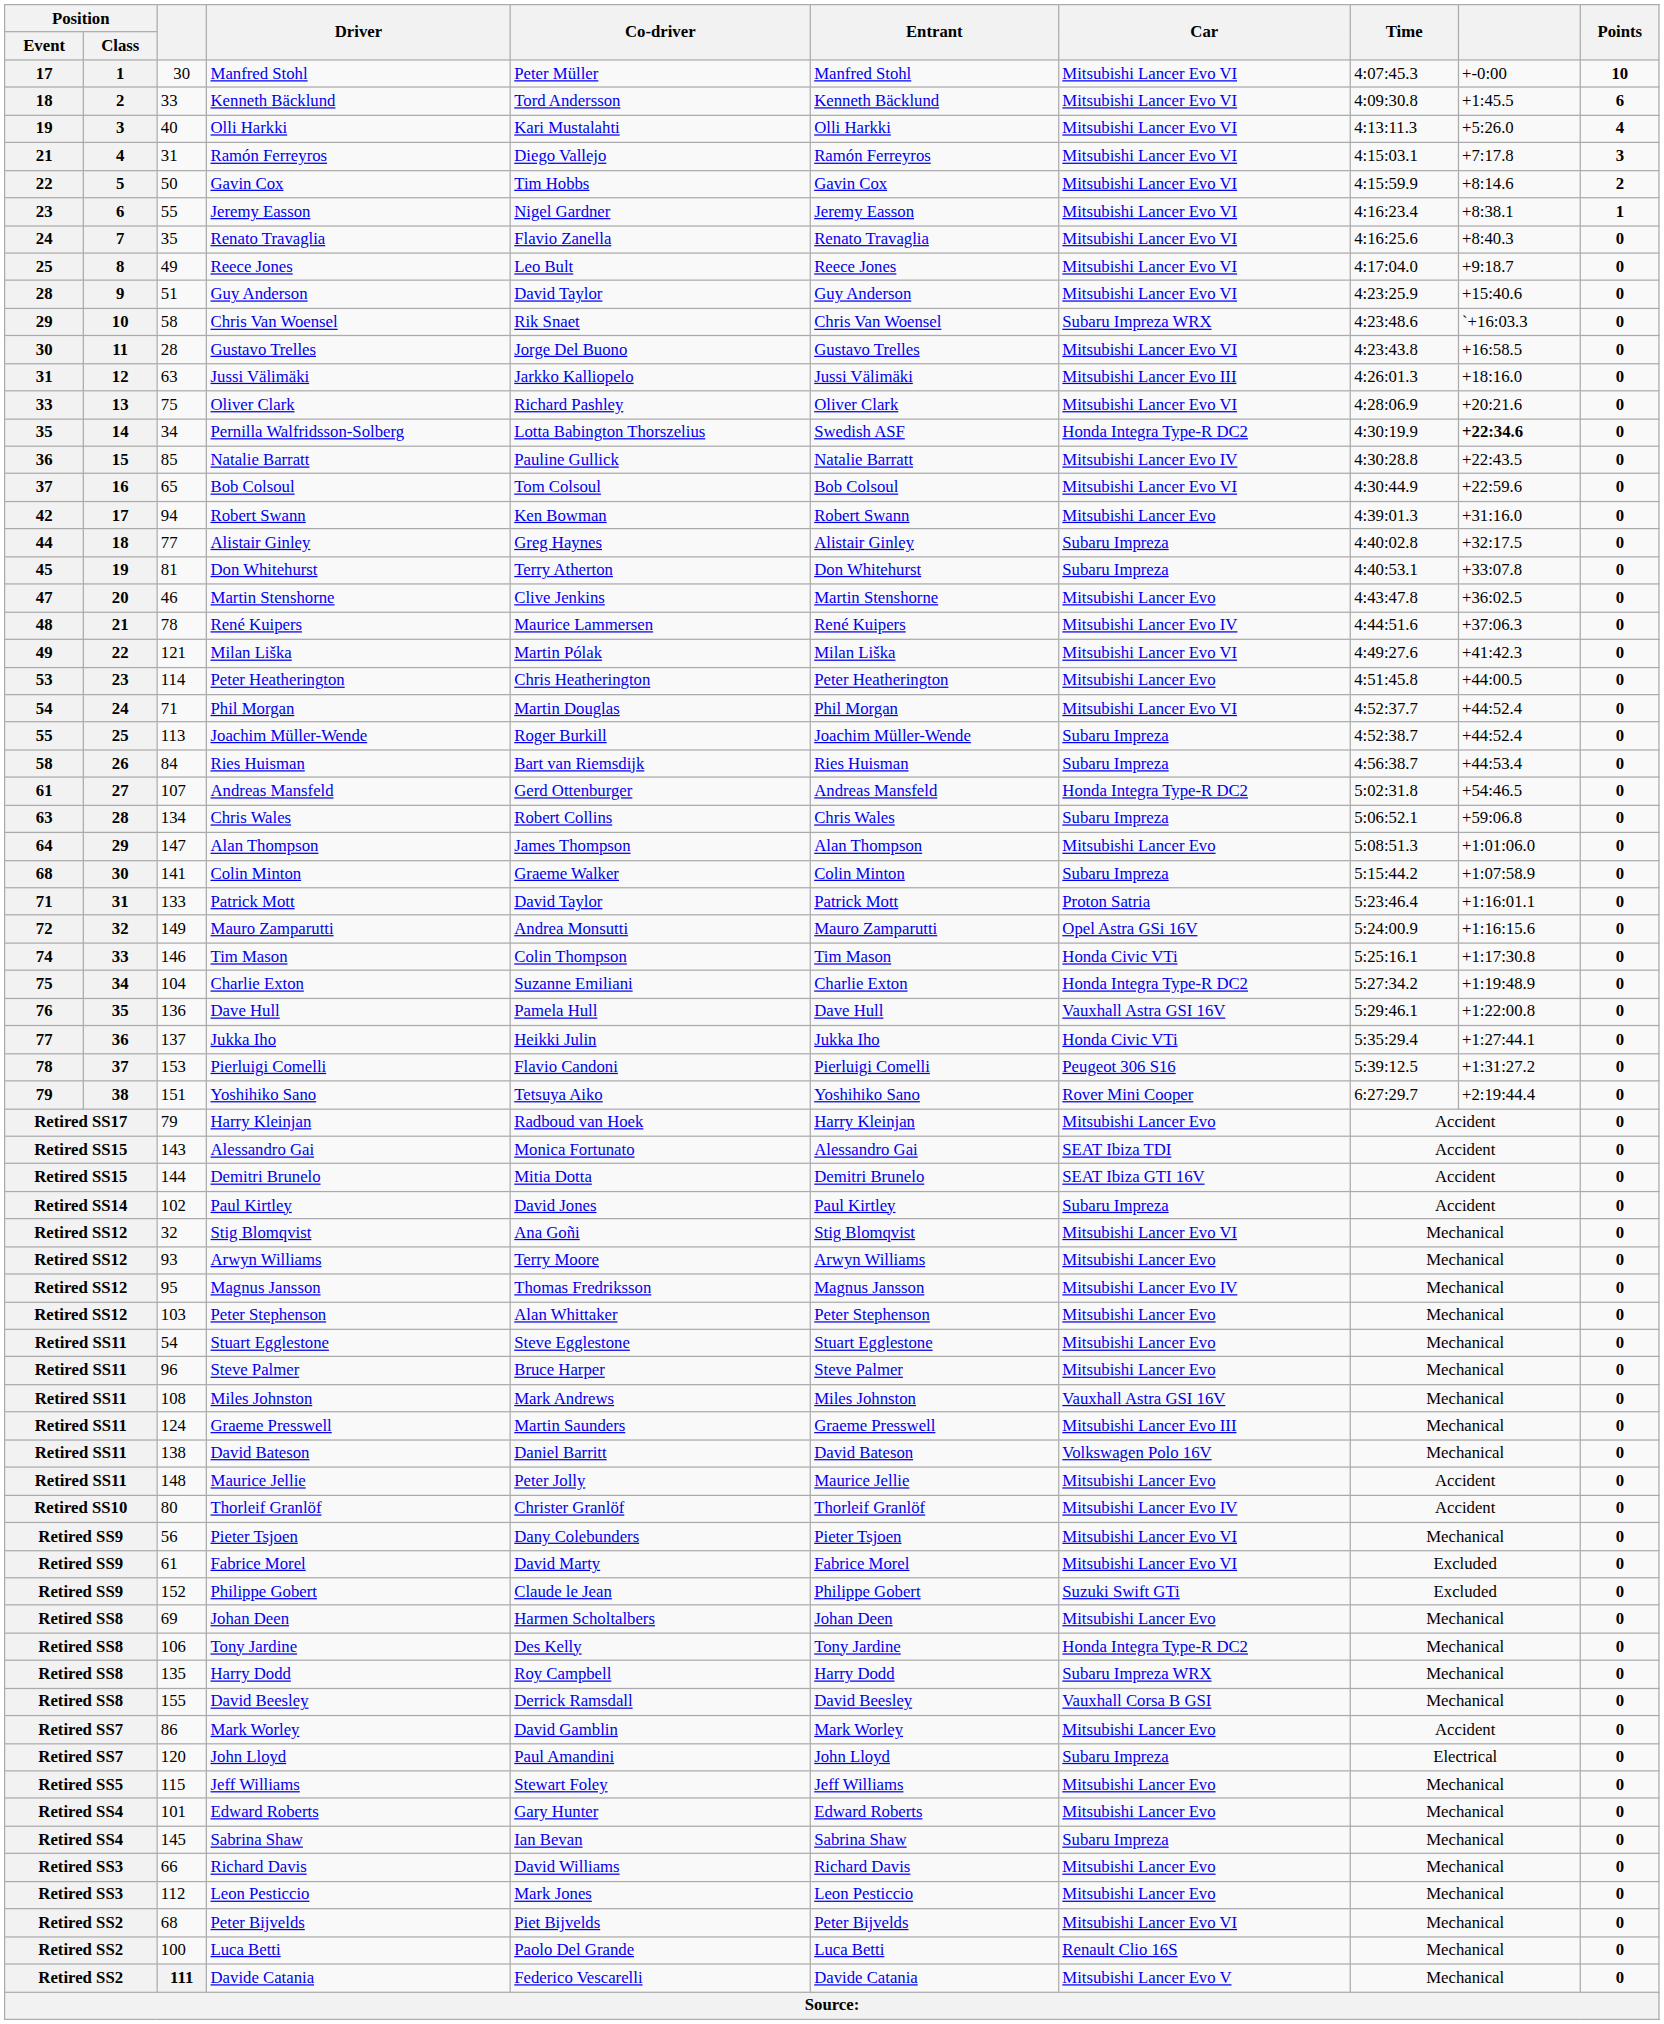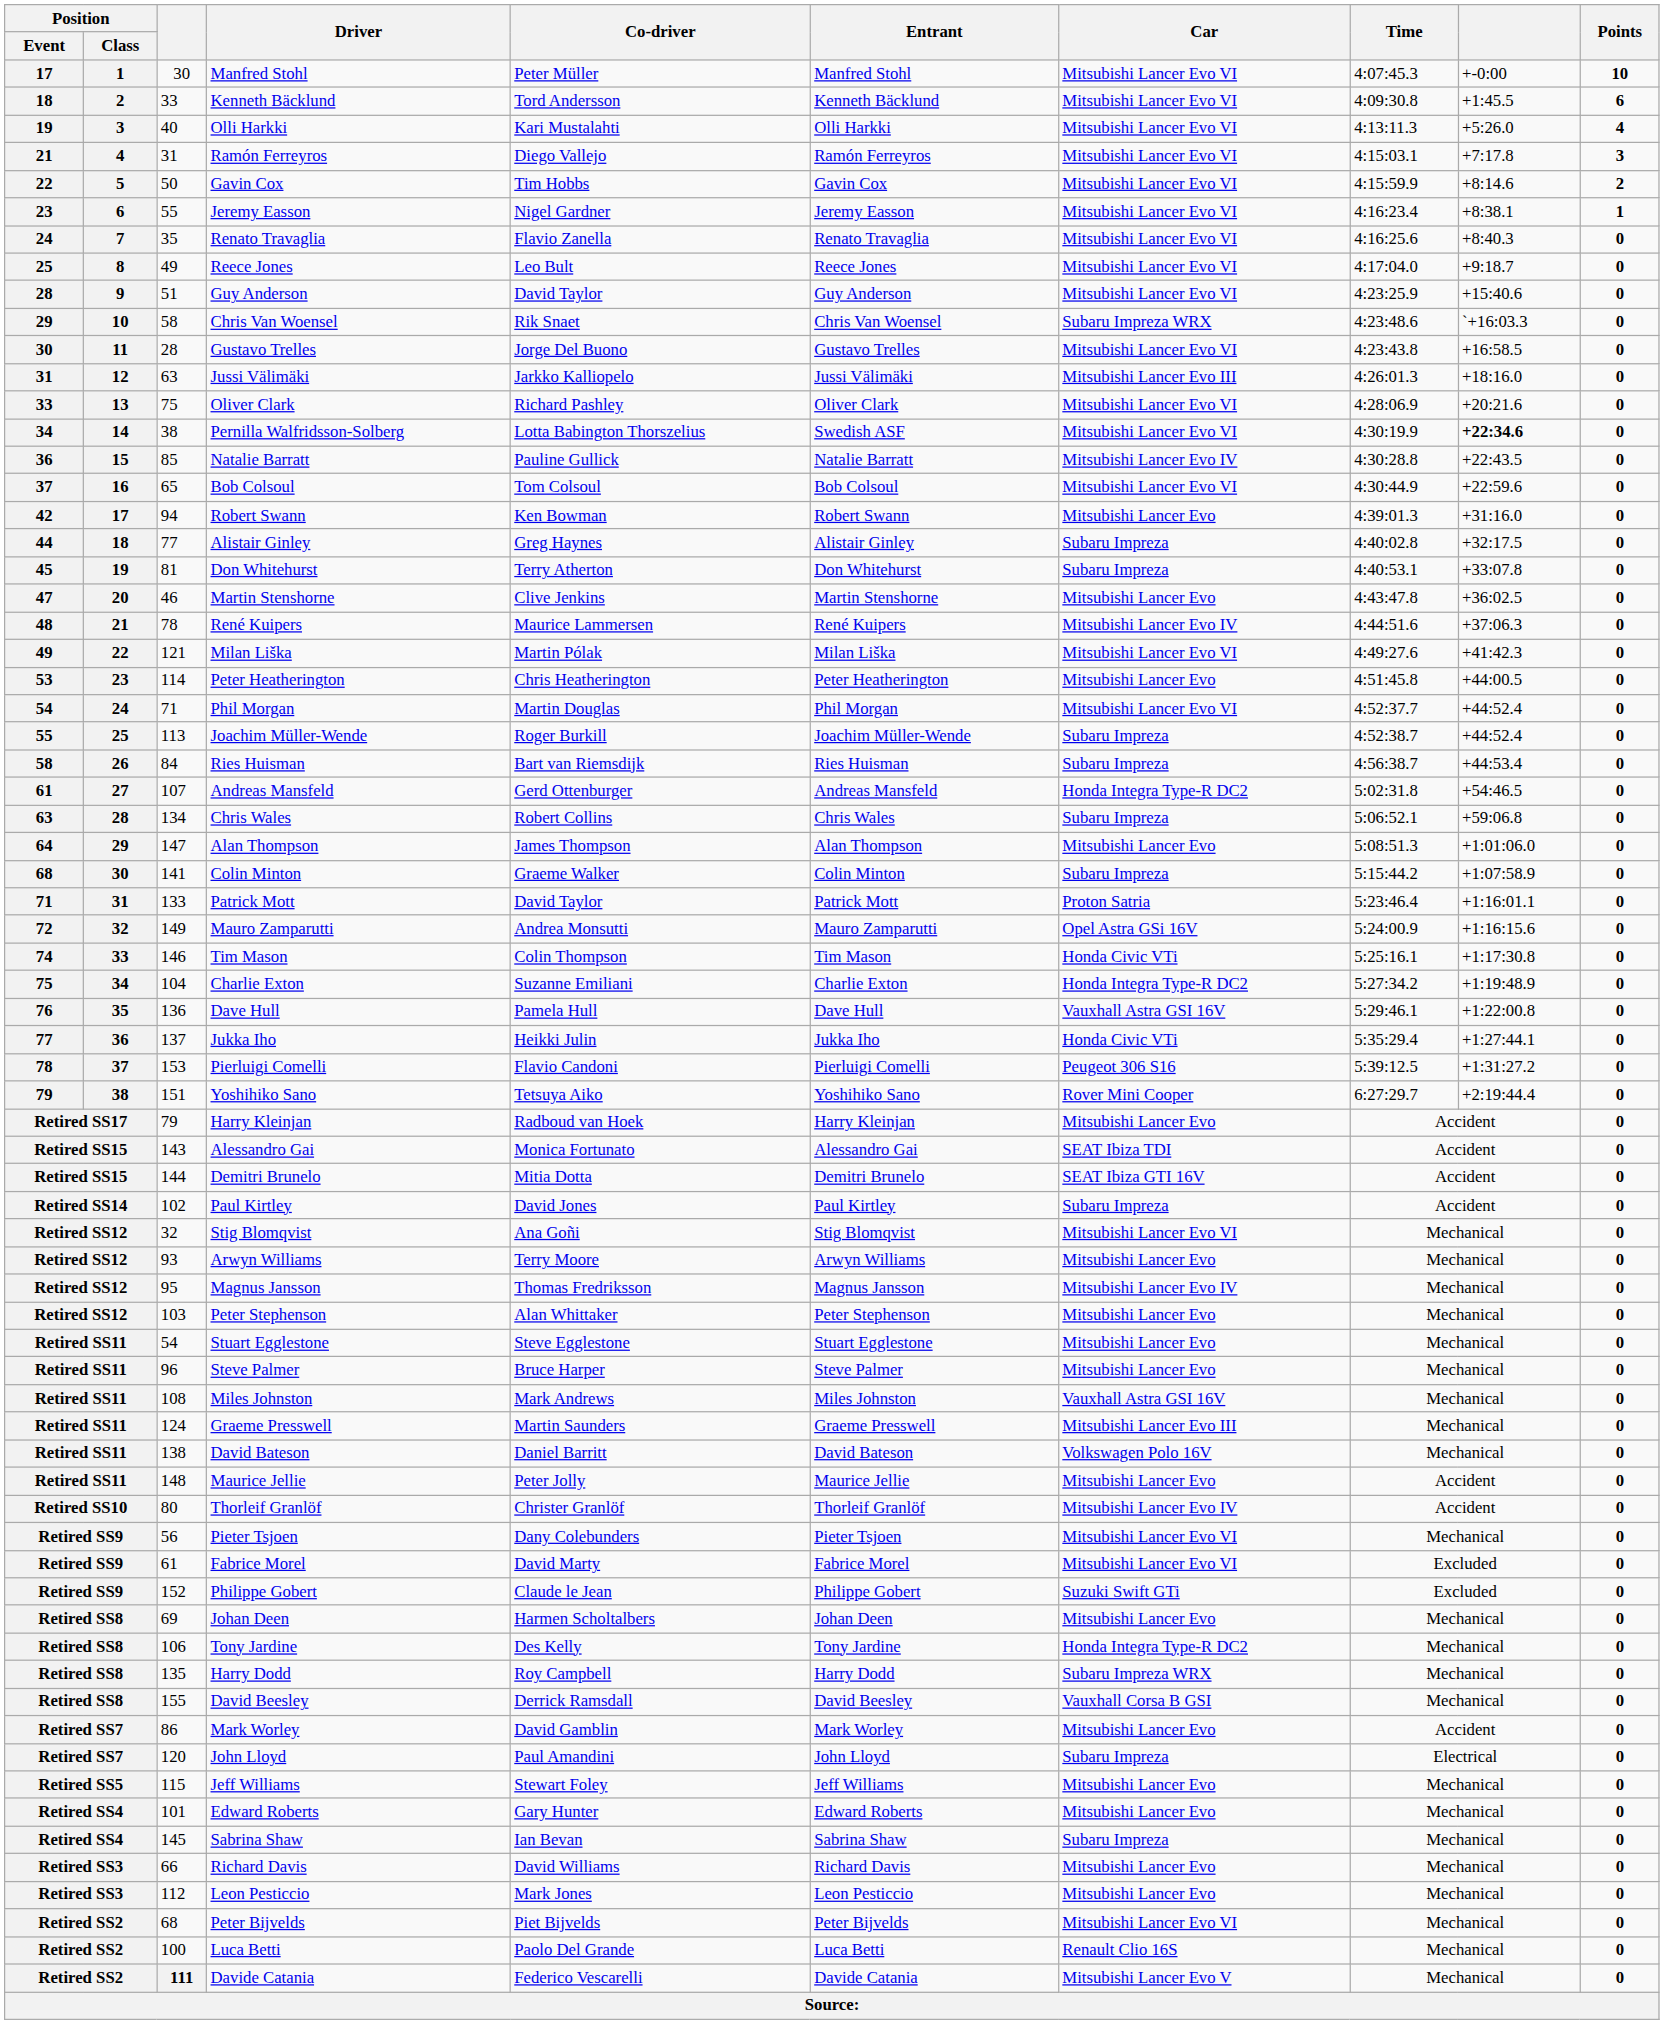(44, 431) 35 -> (44, 431) 34
(169, 431) 34 -> (169, 431) 38
(1155, 431) Honda Integra Type-R DC2 -> (1150, 431) Mitsubishi Lancer Evo VI
